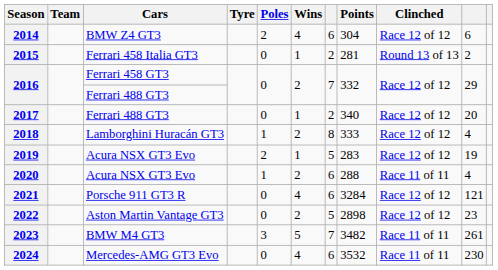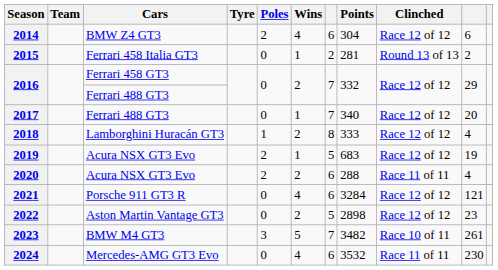(331, 114) 2 -> (331, 114) 7
(350, 154) 283 -> (350, 154) 683
(264, 174) 1 -> (264, 174) 2
(415, 235) Race 11 of 11 -> (415, 235) Race 10 of 11
